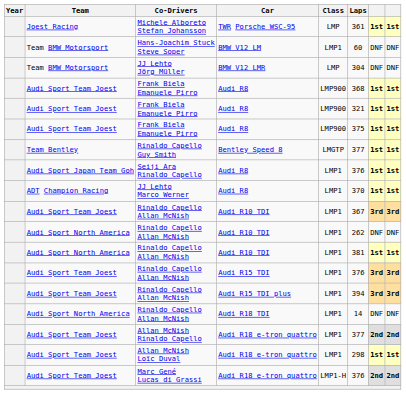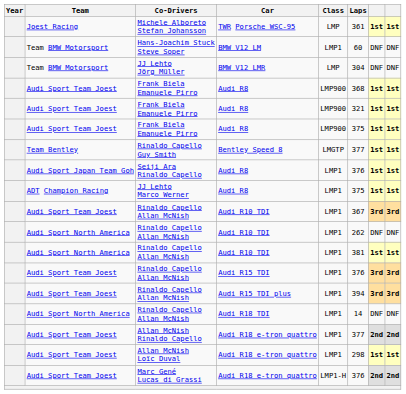(358, 190) 370 -> (358, 190) 375
